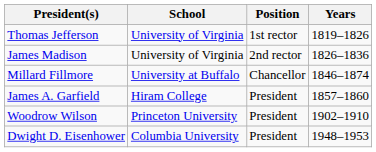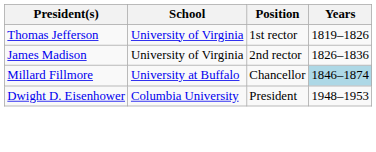(340, 75) no background -> (340, 75) lightblue background
- row: (53, 95)
- row: (52, 116)
